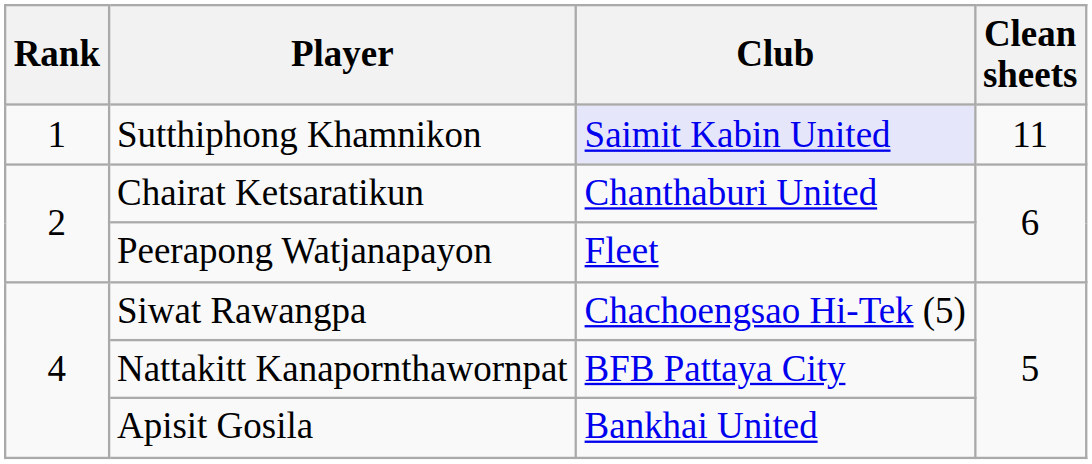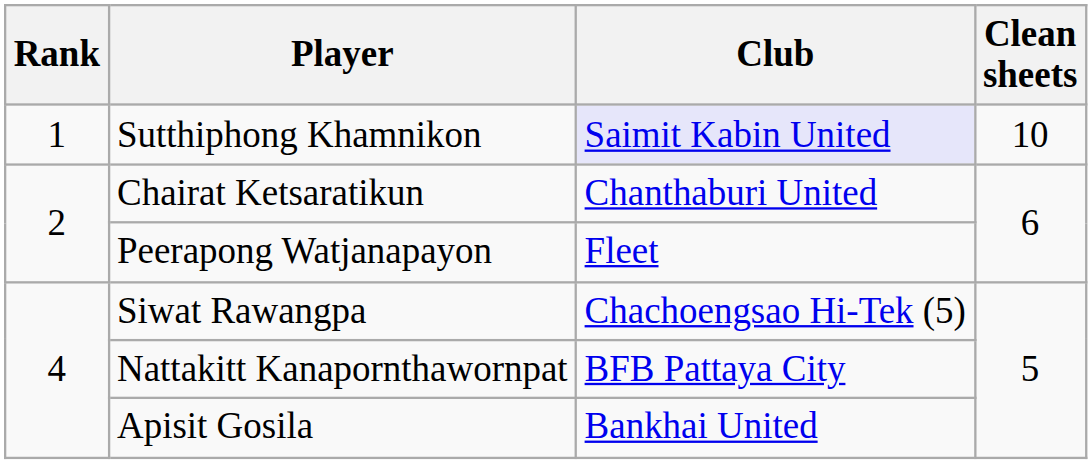(1030, 134) 11 -> (1030, 134) 10
